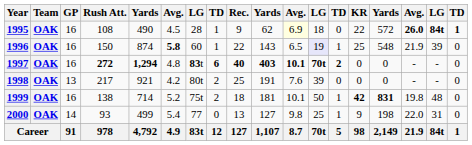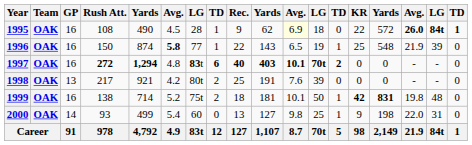(196, 47) 60 -> (196, 47) 77
(319, 47) lavender background -> (319, 47) no background
(196, 115) 77 -> (196, 115) 60
